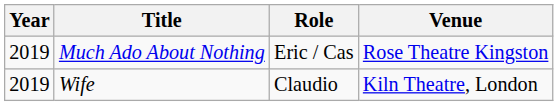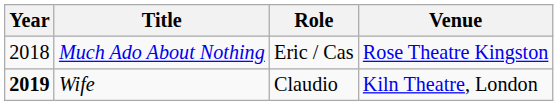(29, 52) 2019 -> (29, 52) 2018
(29, 84) normal -> (29, 84) bold
